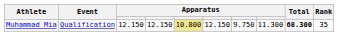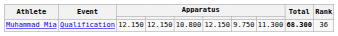(188, 25) khaki background -> (188, 25) no background
(324, 25) 35 -> (324, 25) 36
